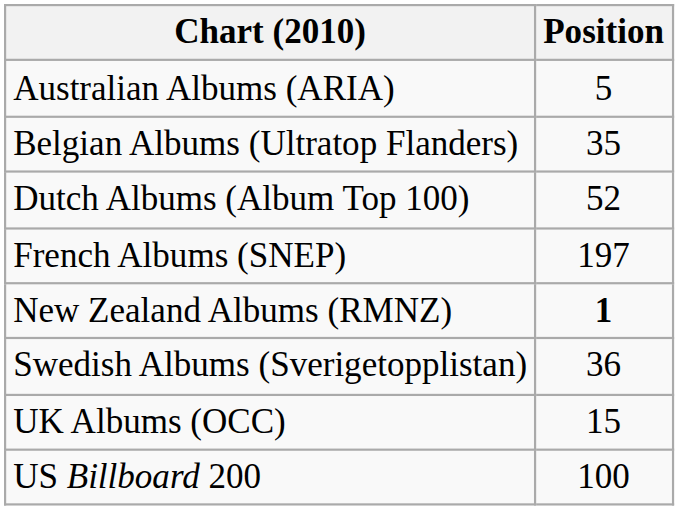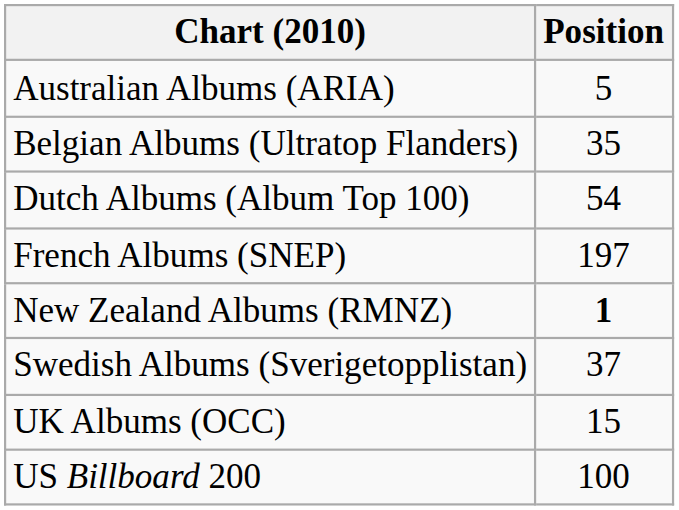(604, 198) 52 -> (604, 198) 54
(604, 365) 36 -> (604, 365) 37
